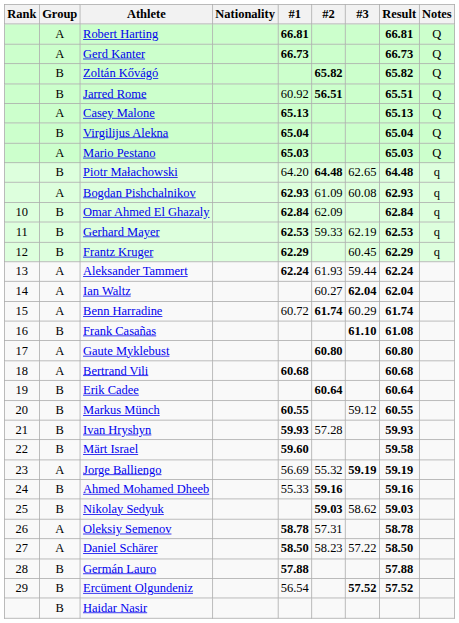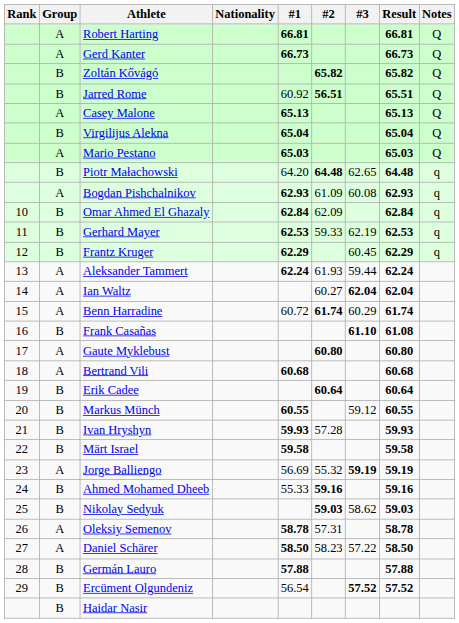(295, 449) 59.60 -> (295, 449) 59.58
